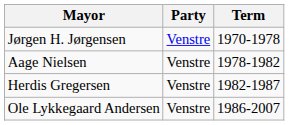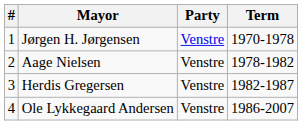+ column: (11, 16)
